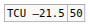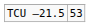(76, 13) 50 -> (76, 13) 53
